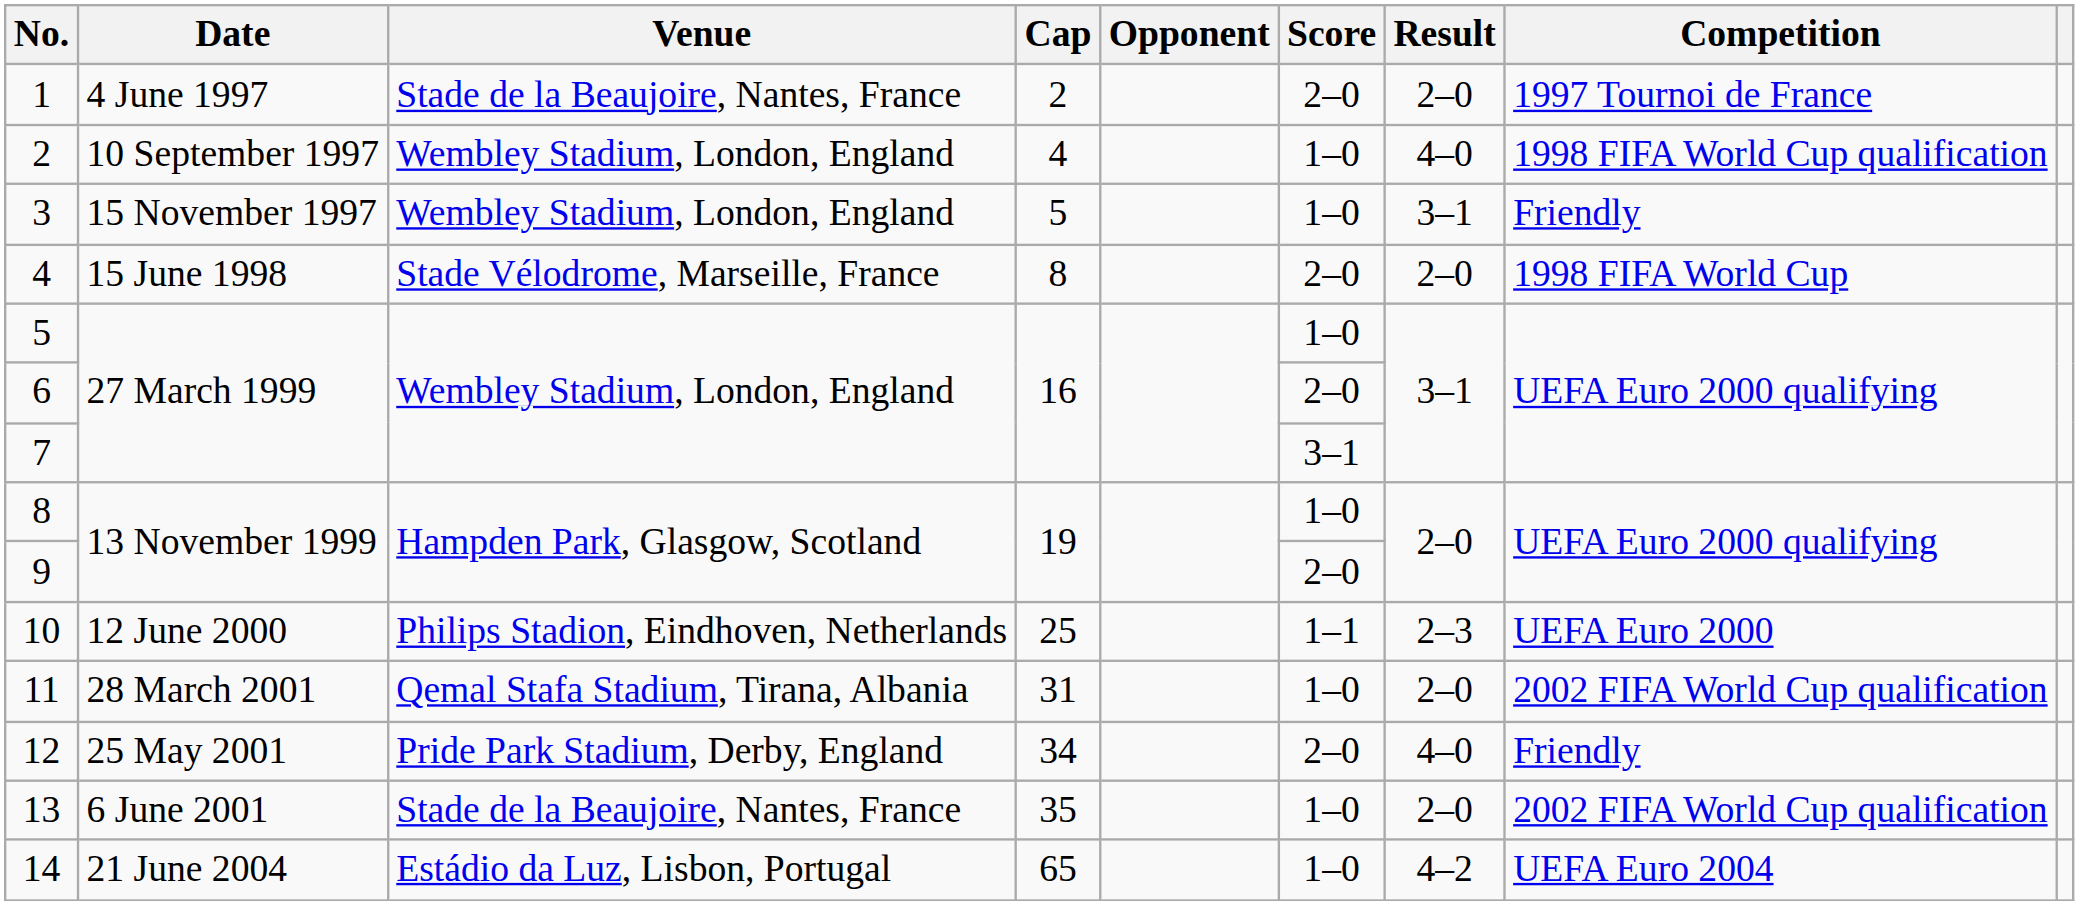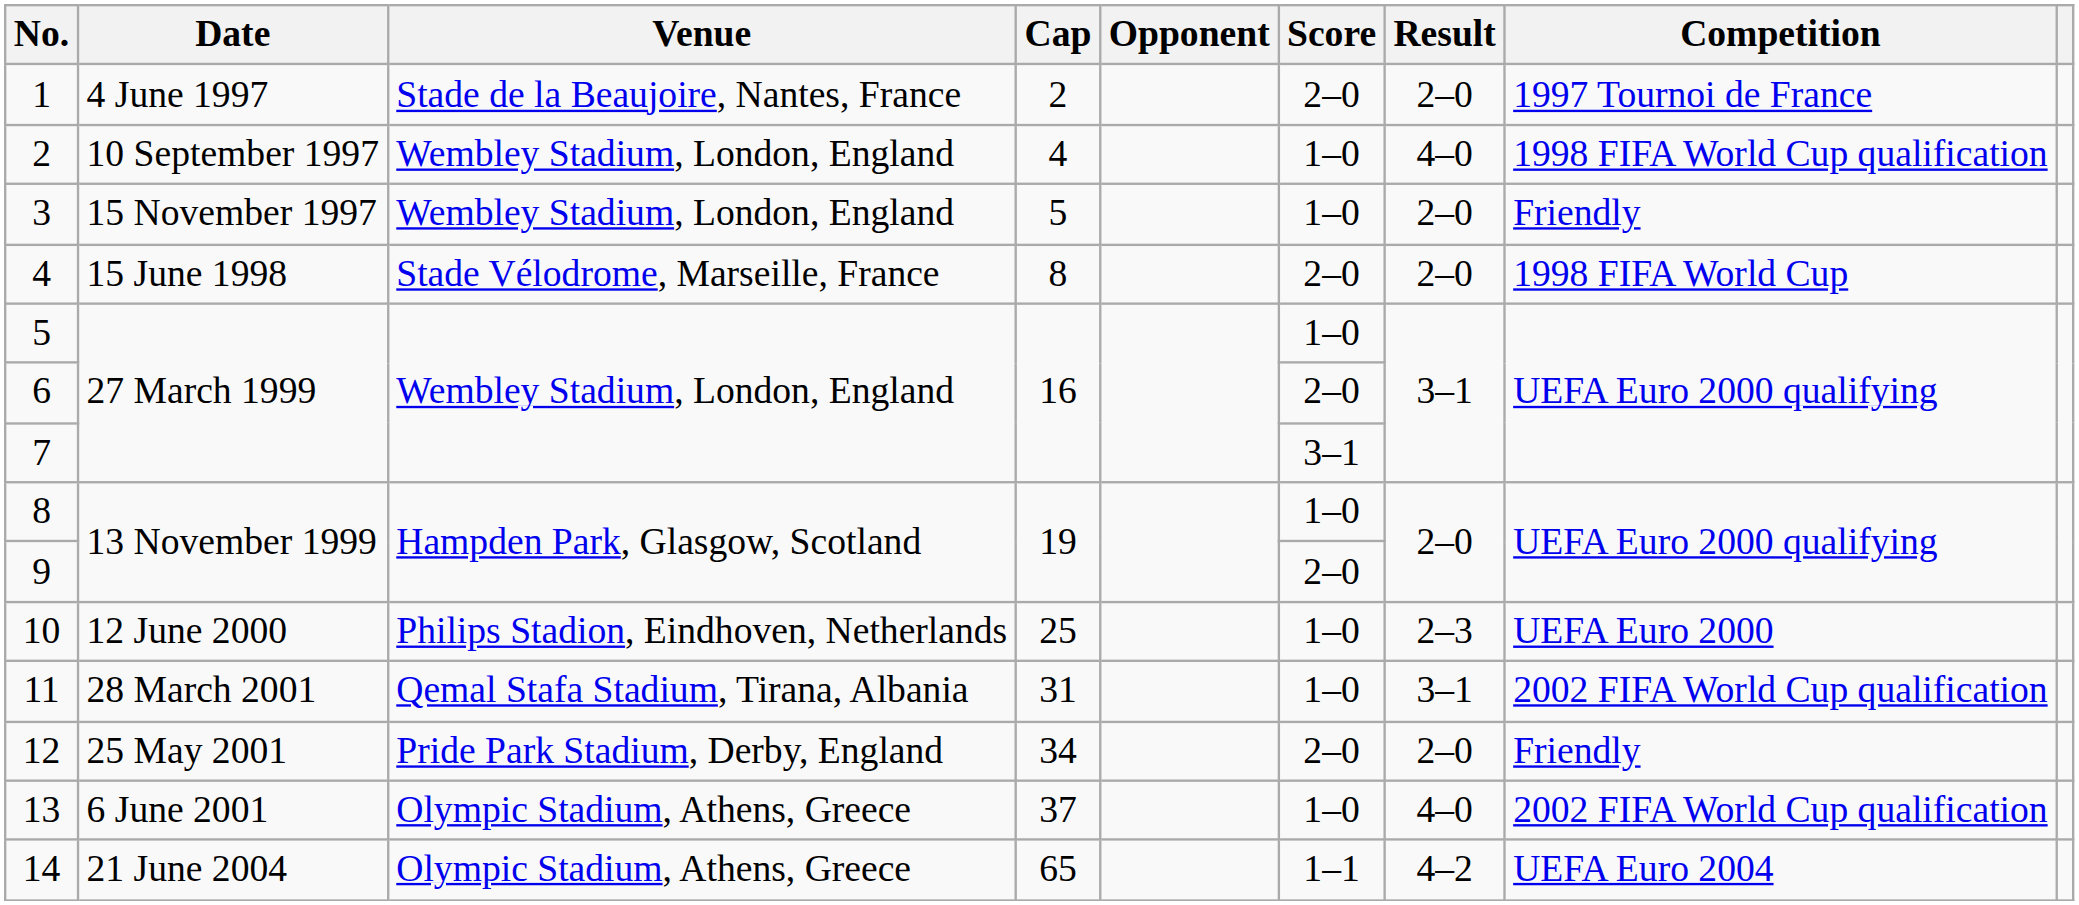(1445, 213) 3–1 -> (1445, 213) 2–0
(1332, 630) 1–1 -> (1332, 630) 1–0
(1445, 690) 2–0 -> (1445, 690) 3–1
(1445, 749) 4–0 -> (1445, 749) 2–0
(679, 809) Stade de la Beaujoire, Nantes, France -> (654, 809) Olympic Stadium, Athens, Greece
(1058, 809) 35 -> (1058, 809) 37
(1445, 809) 2–0 -> (1445, 809) 4–0
(644, 869) Estádio da Luz, Lisbon, Portugal -> (654, 869) Olympic Stadium, Athens, Greece
(1332, 869) 1–0 -> (1332, 869) 1–1
